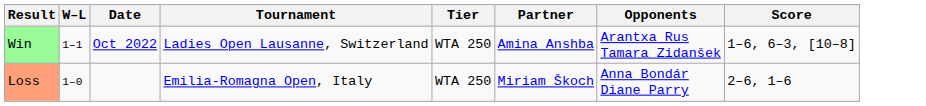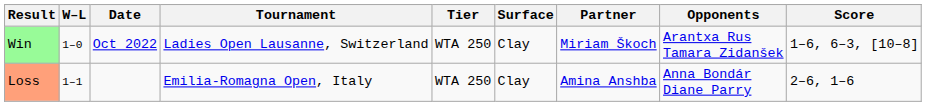+ column: (526, 15)
(72, 45) 1–1 -> (72, 45) 1–0
(546, 45) Amina Anshba -> (608, 45) Miriam Škoch
(72, 83) 1–0 -> (72, 83) 1–1
(546, 82) Miriam Škoch -> (608, 82) Amina Anshba
